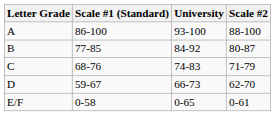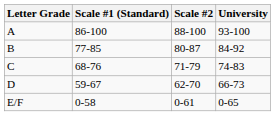columns swapped: (249, 13) <-> (199, 13)
